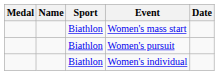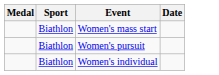- column: (51, 12)
